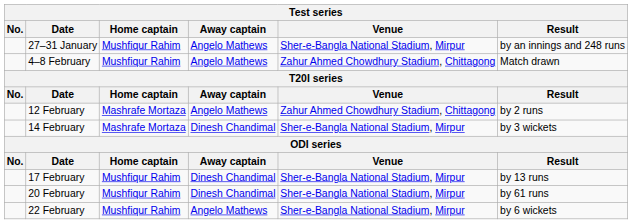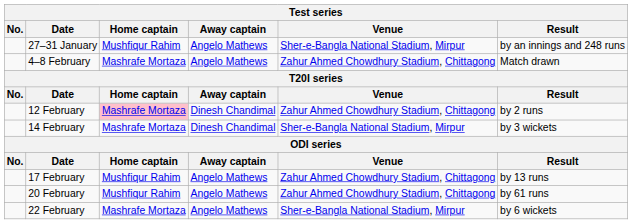(141, 62) Mushfiqur Rahim -> (144, 62) Mashrafe Mortaza
(144, 111) no background -> (144, 111) pink background
(229, 111) Angelo Mathews -> (233, 111) Dinesh Chandimal
(233, 177) Dinesh Chandimal -> (229, 177) Angelo Mathews
(372, 177) Sher-e-Bangla National Stadium, Mirpur -> (388, 177) Zahur Ahmed Chowdhury Stadium, Chittagong
(233, 194) Dinesh Chandimal -> (229, 194) Angelo Mathews
(372, 194) Sher-e-Bangla National Stadium, Mirpur -> (388, 194) Zahur Ahmed Chowdhury Stadium, Chittagong
(141, 210) Mushfiqur Rahim -> (144, 210) Mashrafe Mortaza
